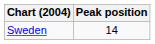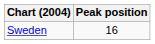(112, 30) 14 -> (112, 30) 16
